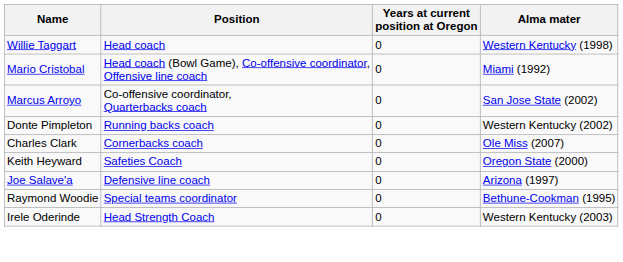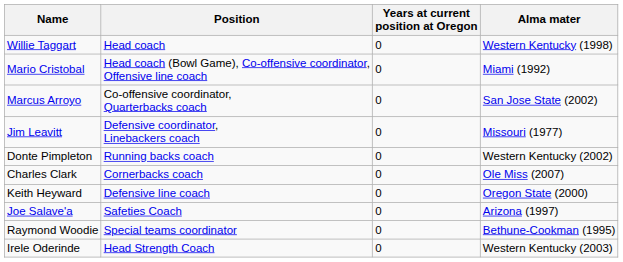+ row: (35, 132)
(143, 162) Safeties Coach -> (157, 193) Defensive line coach
(157, 180) Defensive line coach -> (143, 211) Safeties Coach
